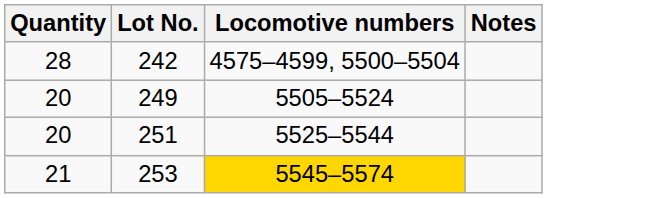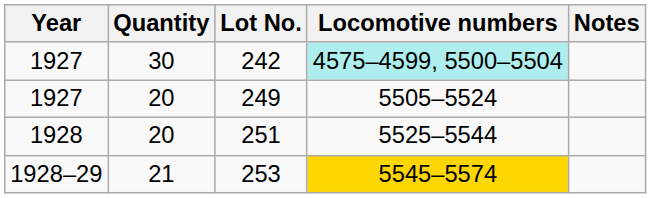+ column: (56, 23)
(58, 60) 28 -> (161, 60) 30
(335, 60) no background -> (438, 60) paleturquoise background
